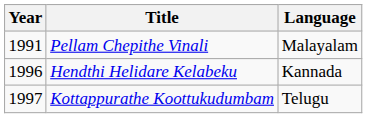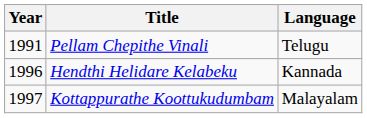(320, 44) Malayalam -> (305, 44) Telugu
(305, 98) Telugu -> (320, 98) Malayalam
